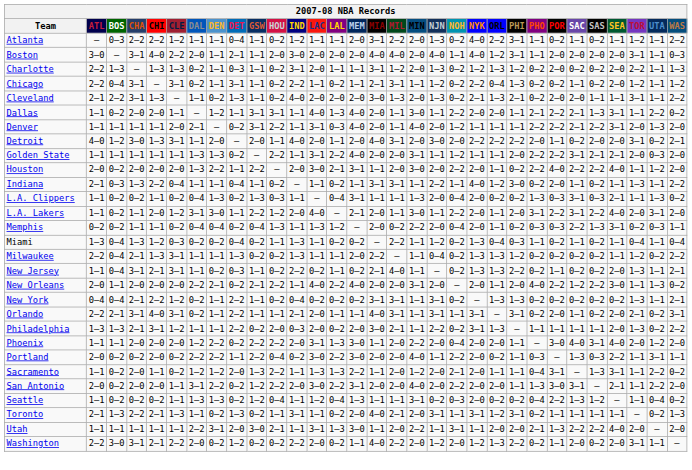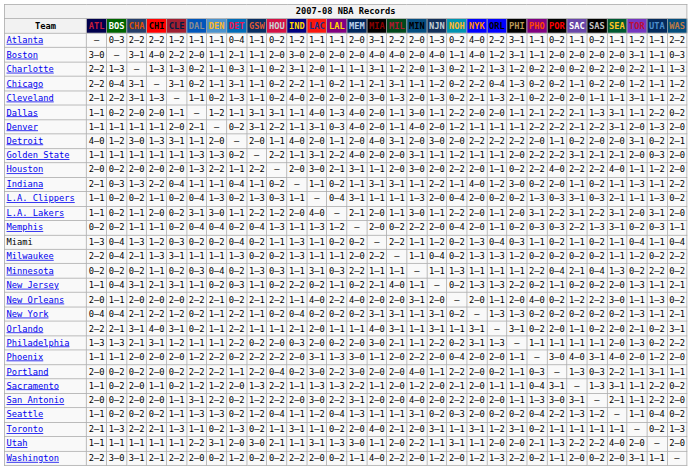(177, 213) 1–2 -> (177, 213) 0–2
(617, 213) 4–0 -> (617, 213) 3–1
+ row: (30, 271)
(557, 285) 2–2 -> (557, 300) 0–2
